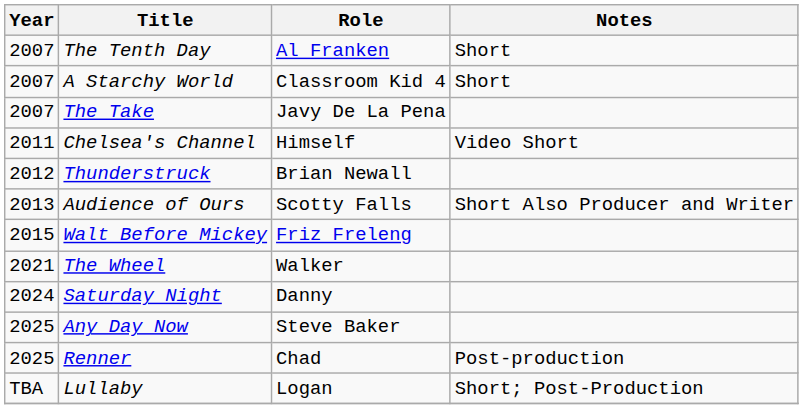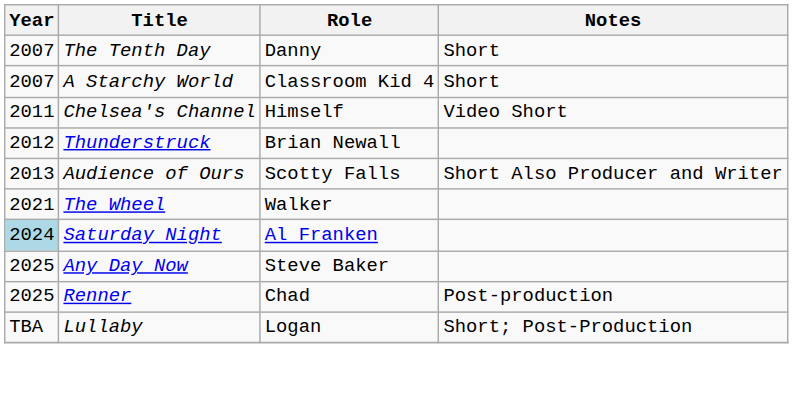(333, 51) Al Franken -> (293, 51) Danny
- row: (109, 112)
- row: (165, 235)
(32, 297) no background -> (32, 235) lightblue background
(304, 297) Danny -> (321, 235) Al Franken
